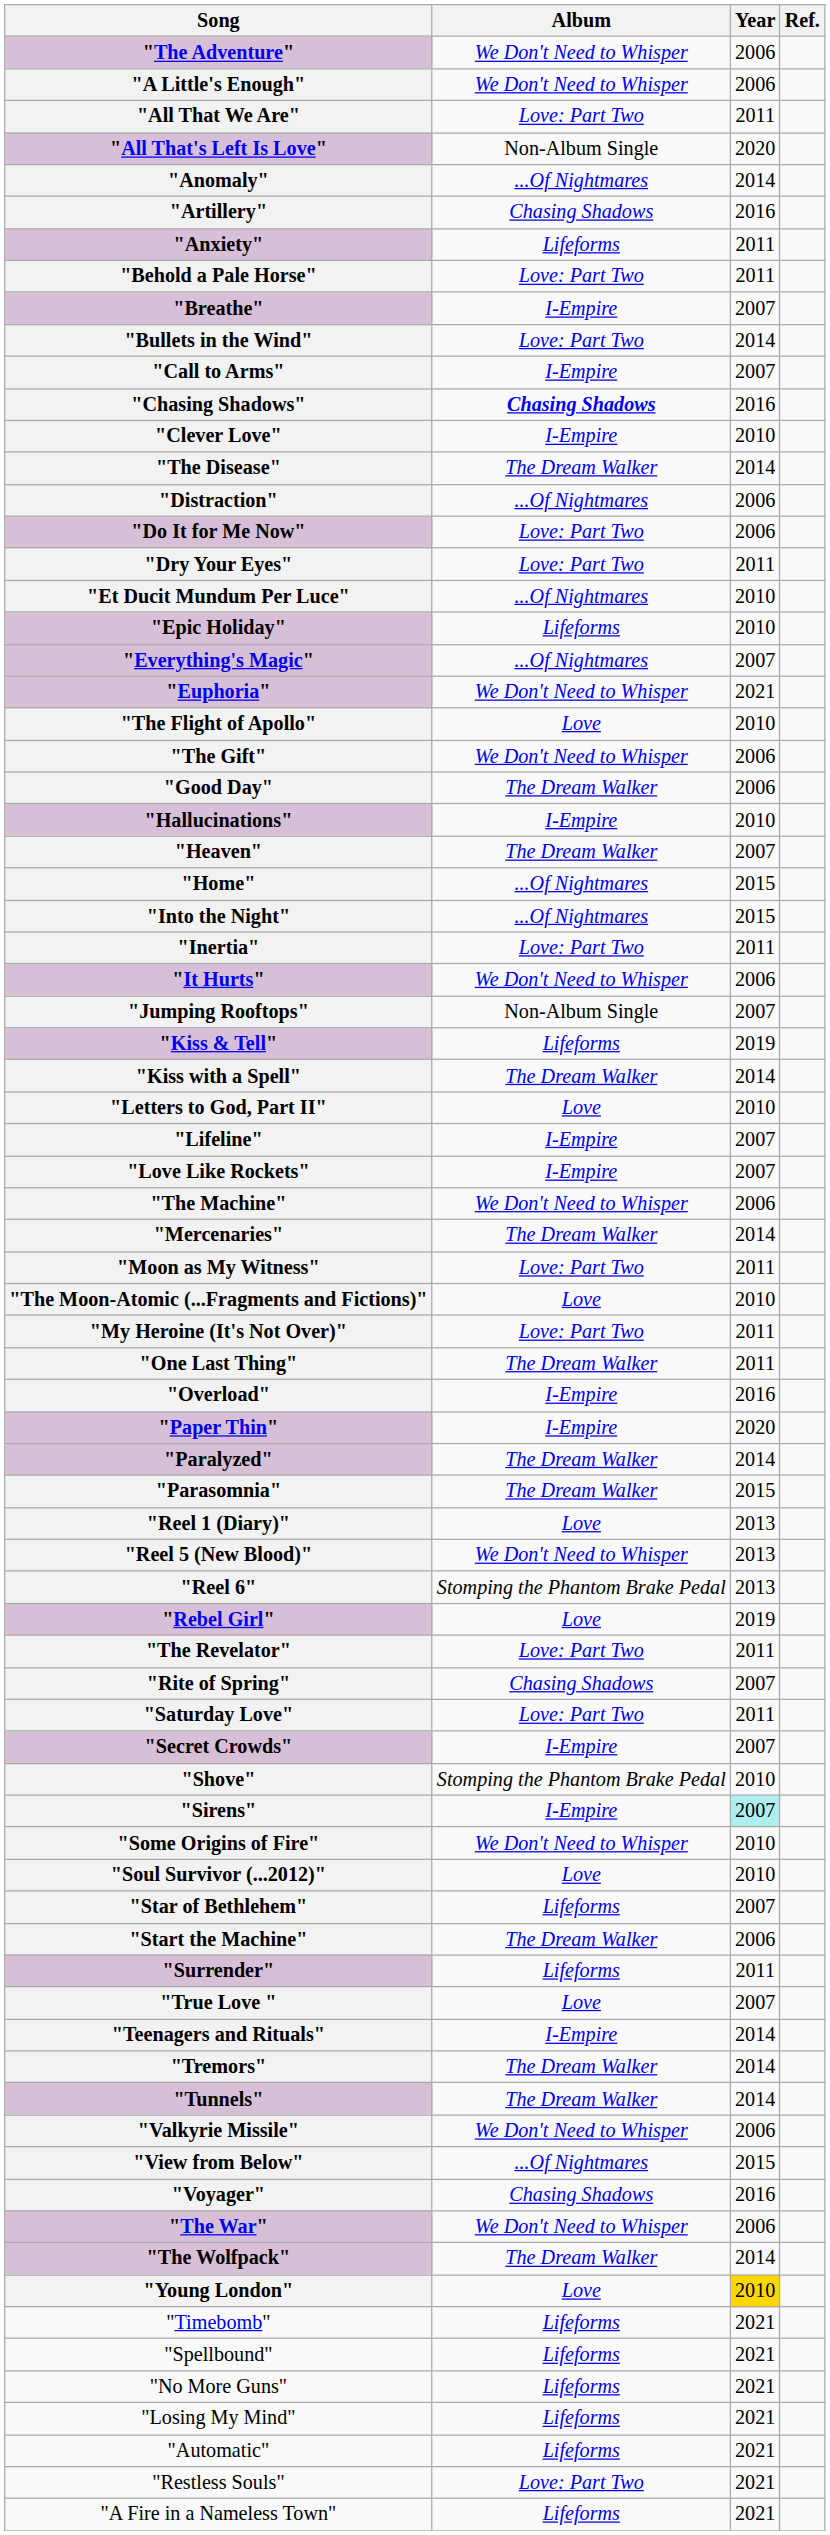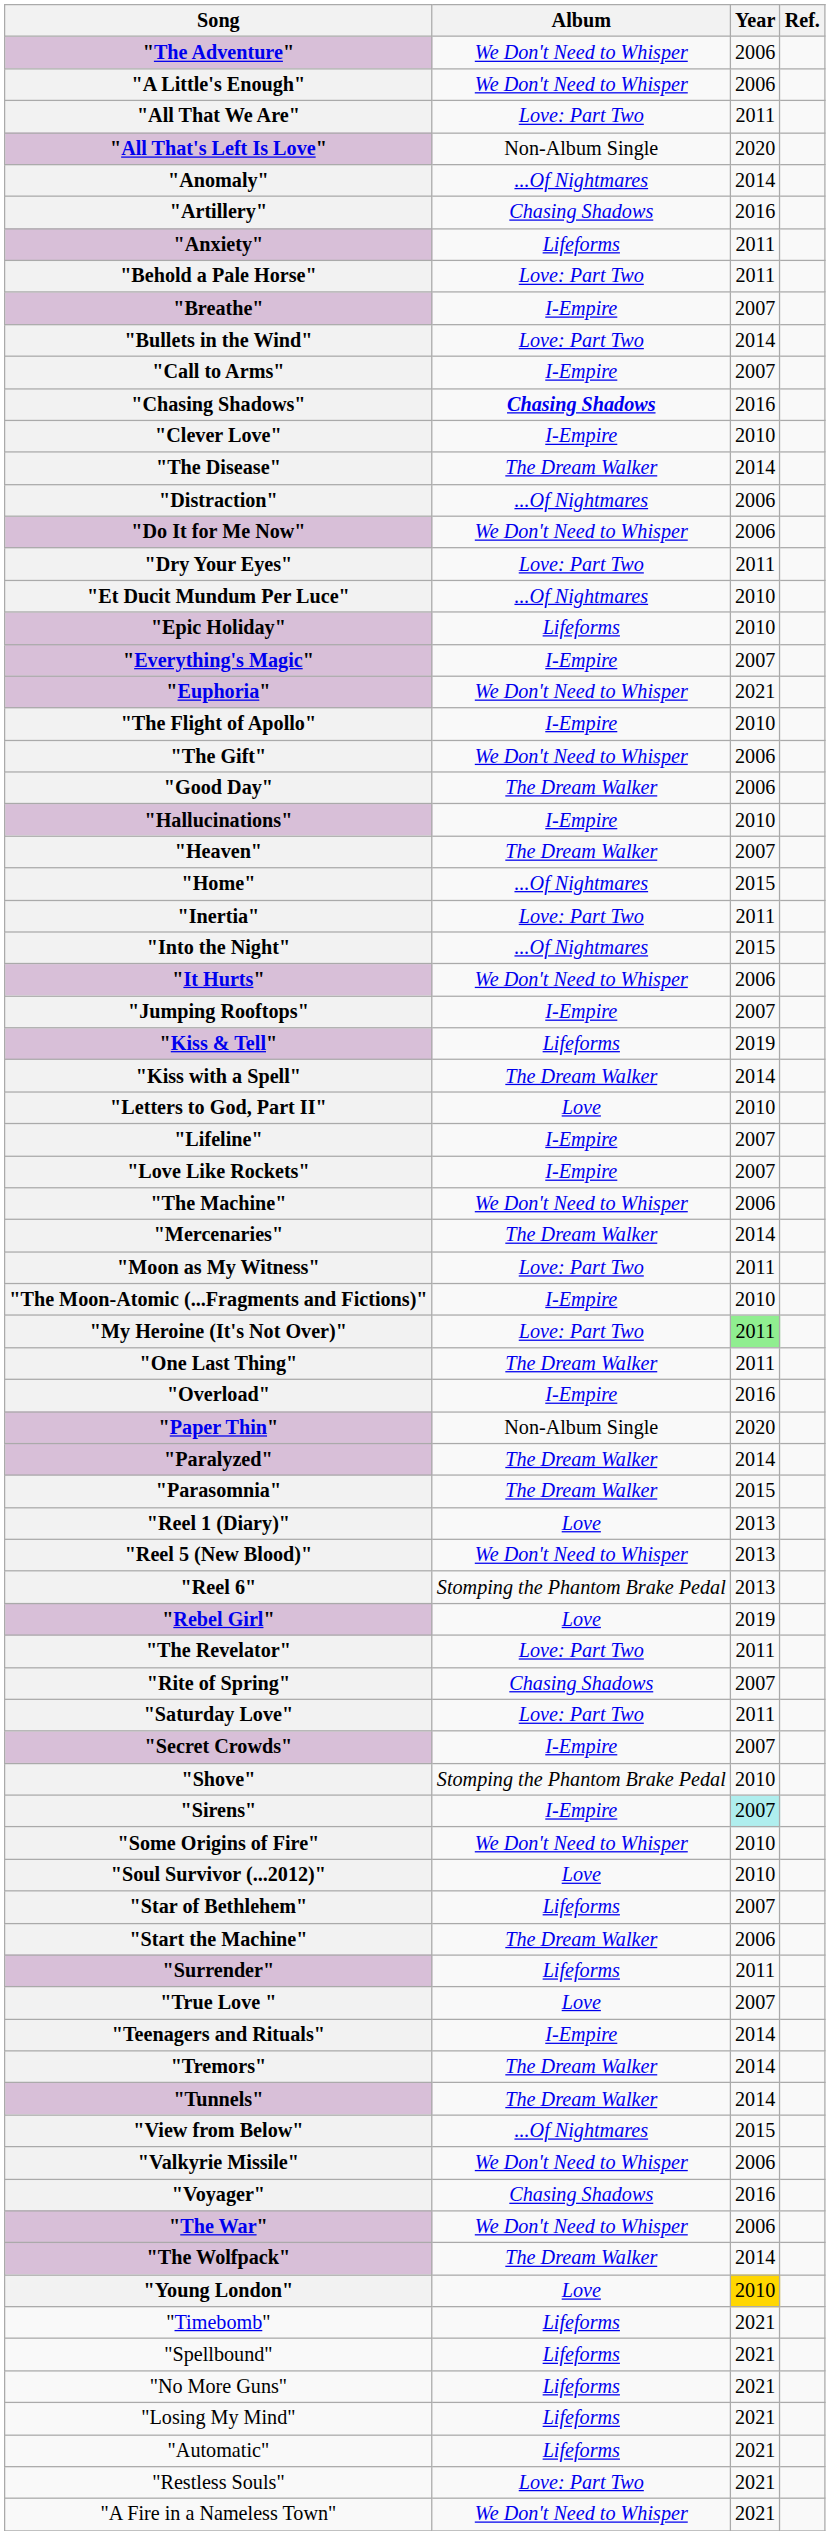(581, 532) Love: Part Two -> (581, 532) We Don't Need to Whisper
(581, 659) ...Of Nightmares -> (581, 659) I-Empire
(581, 723) Love -> (581, 723) I-Empire
rows swapped: (218, 947) <-> (218, 915)
(581, 1011) Non-Album Single -> (581, 1011) I-Empire
(581, 1299) Love -> (581, 1299) I-Empire
(755, 1331) no background -> (755, 1331) lightgreen background
(581, 1427) I-Empire -> (581, 1427) Non-Album Single
rows swapped: (218, 2130) <-> (218, 2162)
(581, 2514) Lifeforms -> (581, 2514) We Don't Need to Whisper
